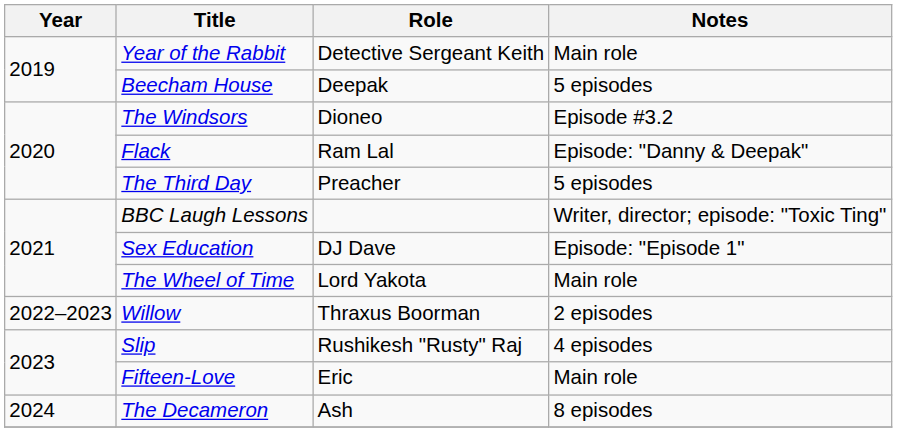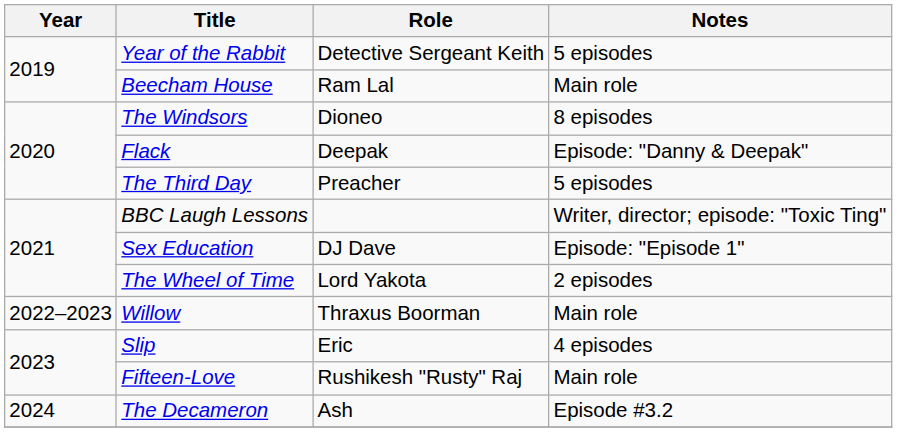(596, 53) Main role -> (603, 53) 5 episodes
(353, 85) Deepak -> (356, 85) Ram Lal
(603, 85) 5 episodes -> (596, 85) Main role
(613, 118) Episode #3.2 -> (603, 118) 8 episodes
(356, 150) Ram Lal -> (353, 150) Deepak
(596, 280) Main role -> (603, 280) 2 episodes
(603, 313) 2 episodes -> (596, 313) Main role
(420, 345) Rushikesh "Rusty" Raj -> (335, 345) Eric
(335, 378) Eric -> (420, 378) Rushikesh "Rusty" Raj
(603, 410) 8 episodes -> (613, 410) Episode #3.2
